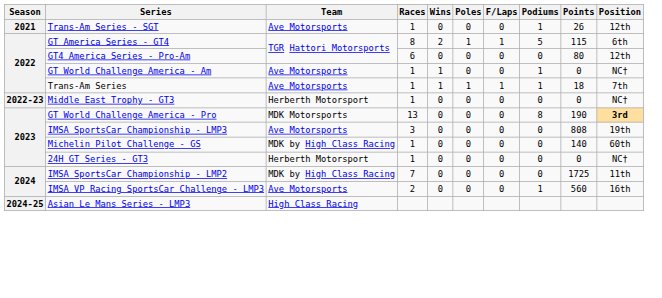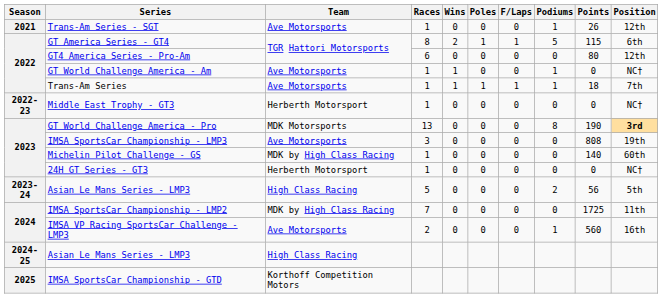+ row: (119, 189)
+ row: (135, 280)
